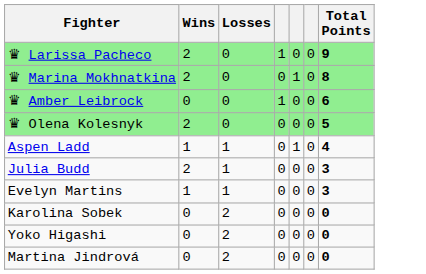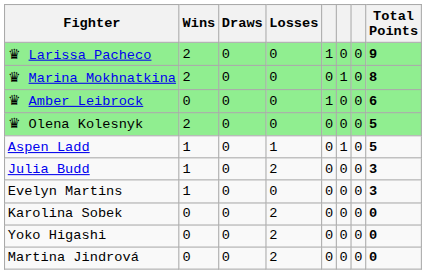+ column: (242, 24)
(326, 147) 4 -> (373, 147) 5
(187, 169) 2 -> (187, 169) 1
(226, 169) 1 -> (273, 169) 2
(226, 191) 1 -> (273, 191) 0
